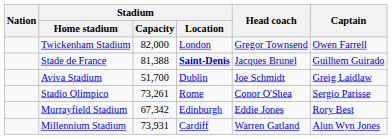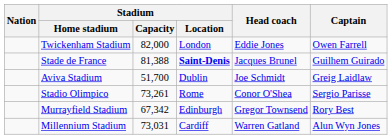(271, 45) Gregor Townsend -> (259, 45) Eddie Jones
(259, 110) Eddie Jones -> (271, 110) Gregor Townsend
(155, 126) 73,931 -> (155, 126) 73,031
